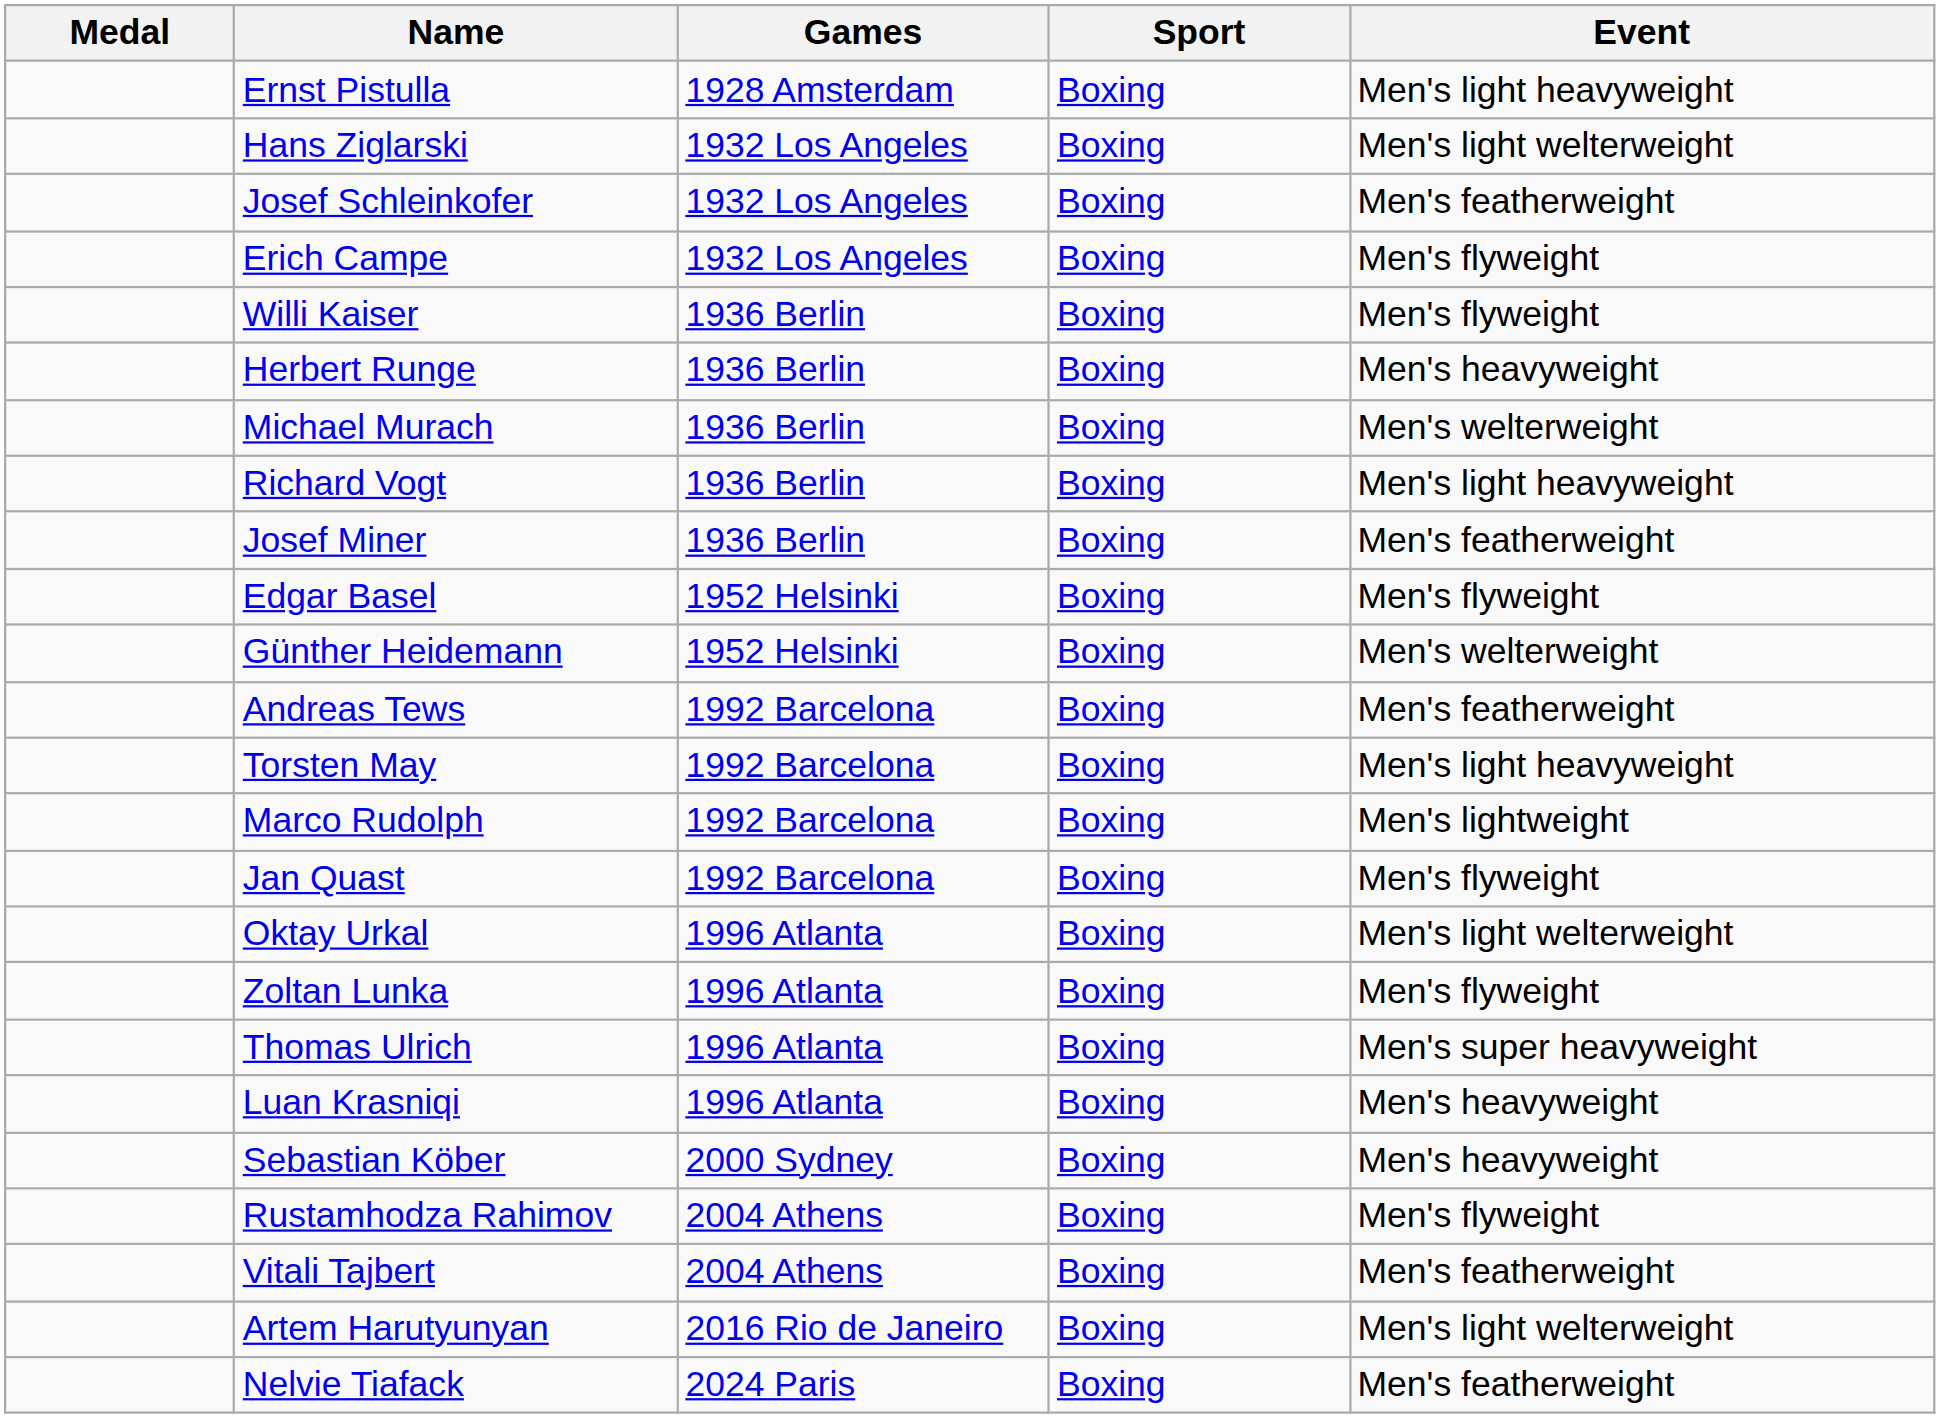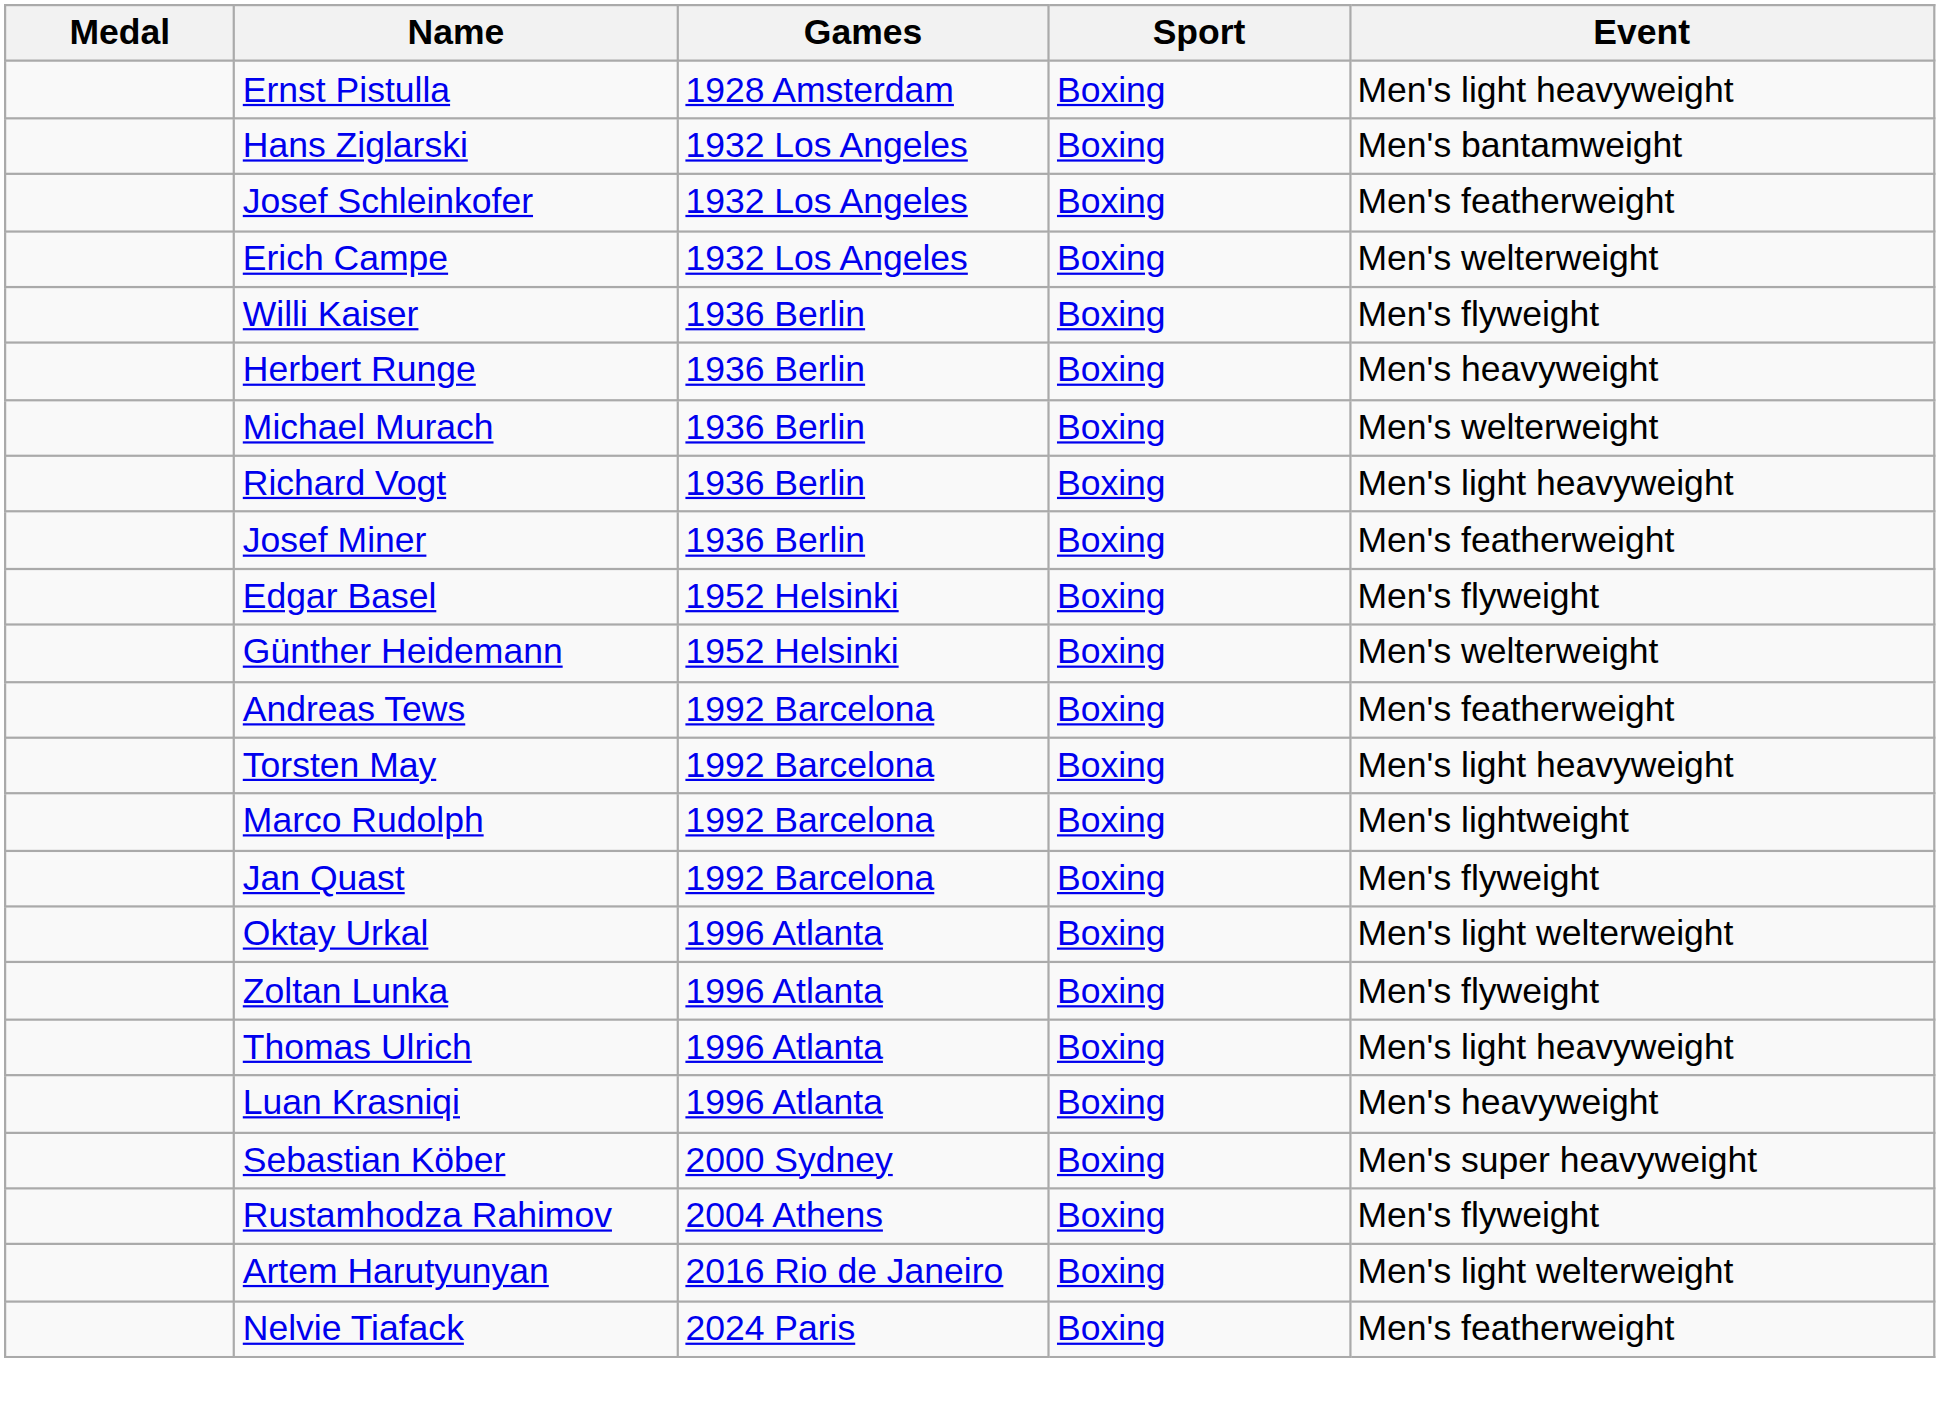(1545, 145) Men's light welterweight -> (1520, 145) Men's bantamweight
(1478, 257) Men's flyweight -> (1508, 257) Men's welterweight
(1557, 1046) Men's super heavyweight -> (1546, 1046) Men's light heavyweight
(1508, 1159) Men's heavyweight -> (1557, 1159) Men's super heavyweight
- row: (339, 1271)
